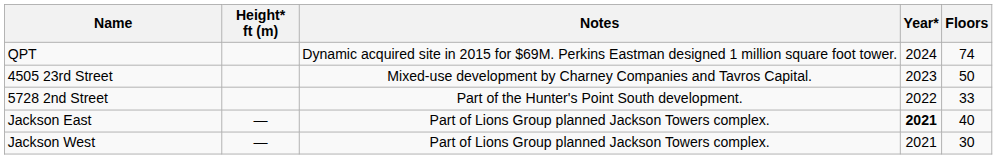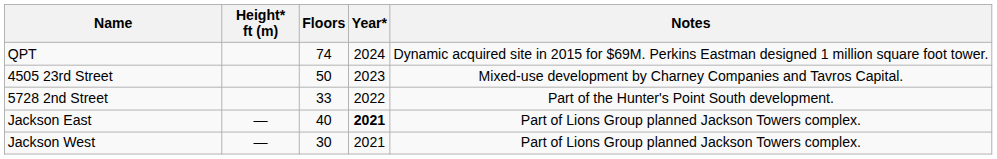columns swapped: (967, 23) <-> (600, 23)
